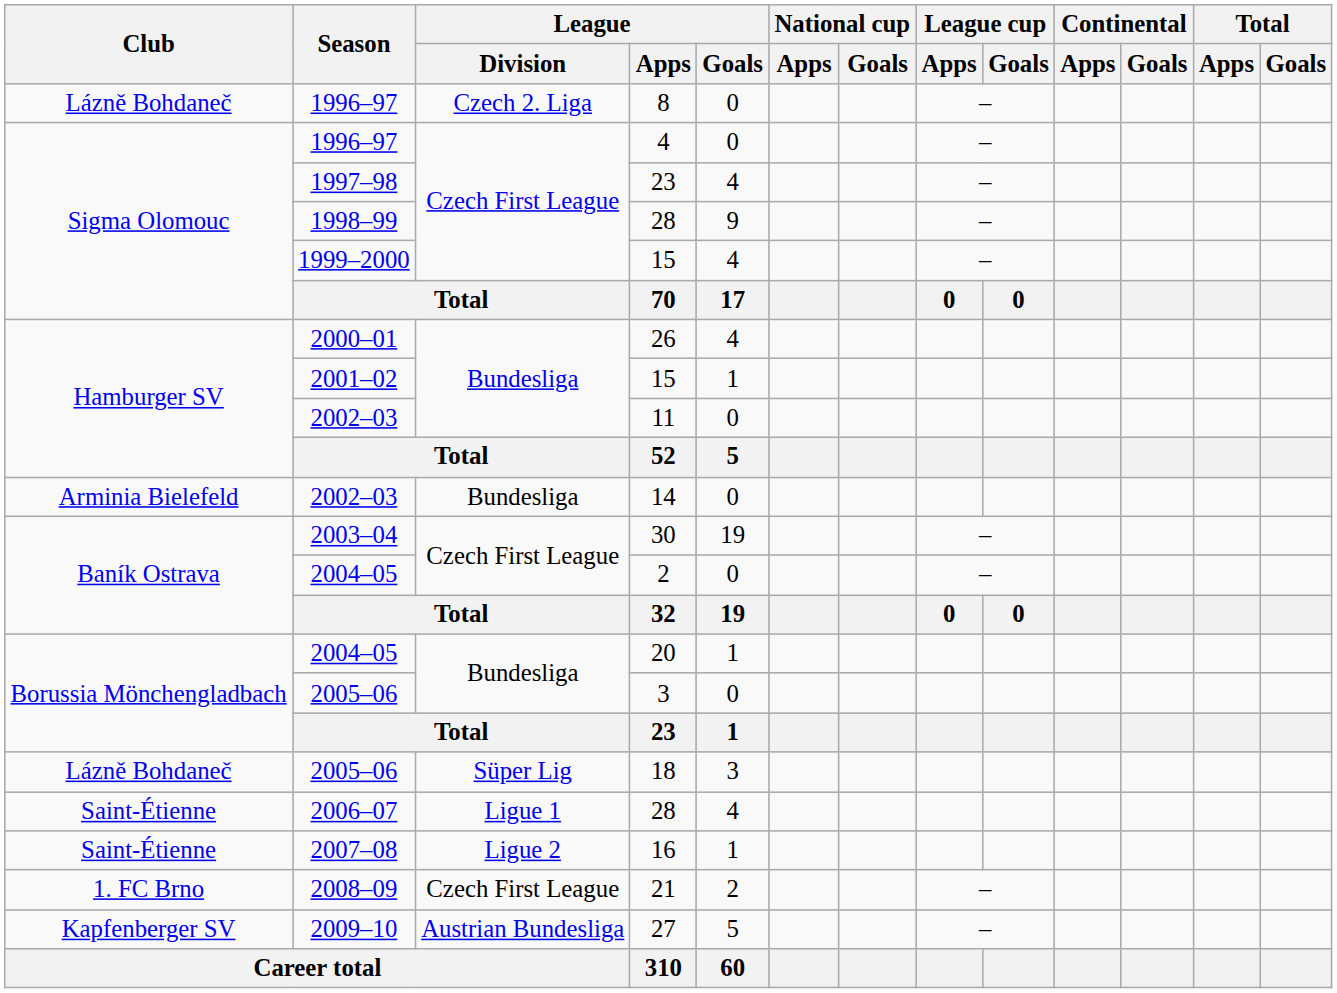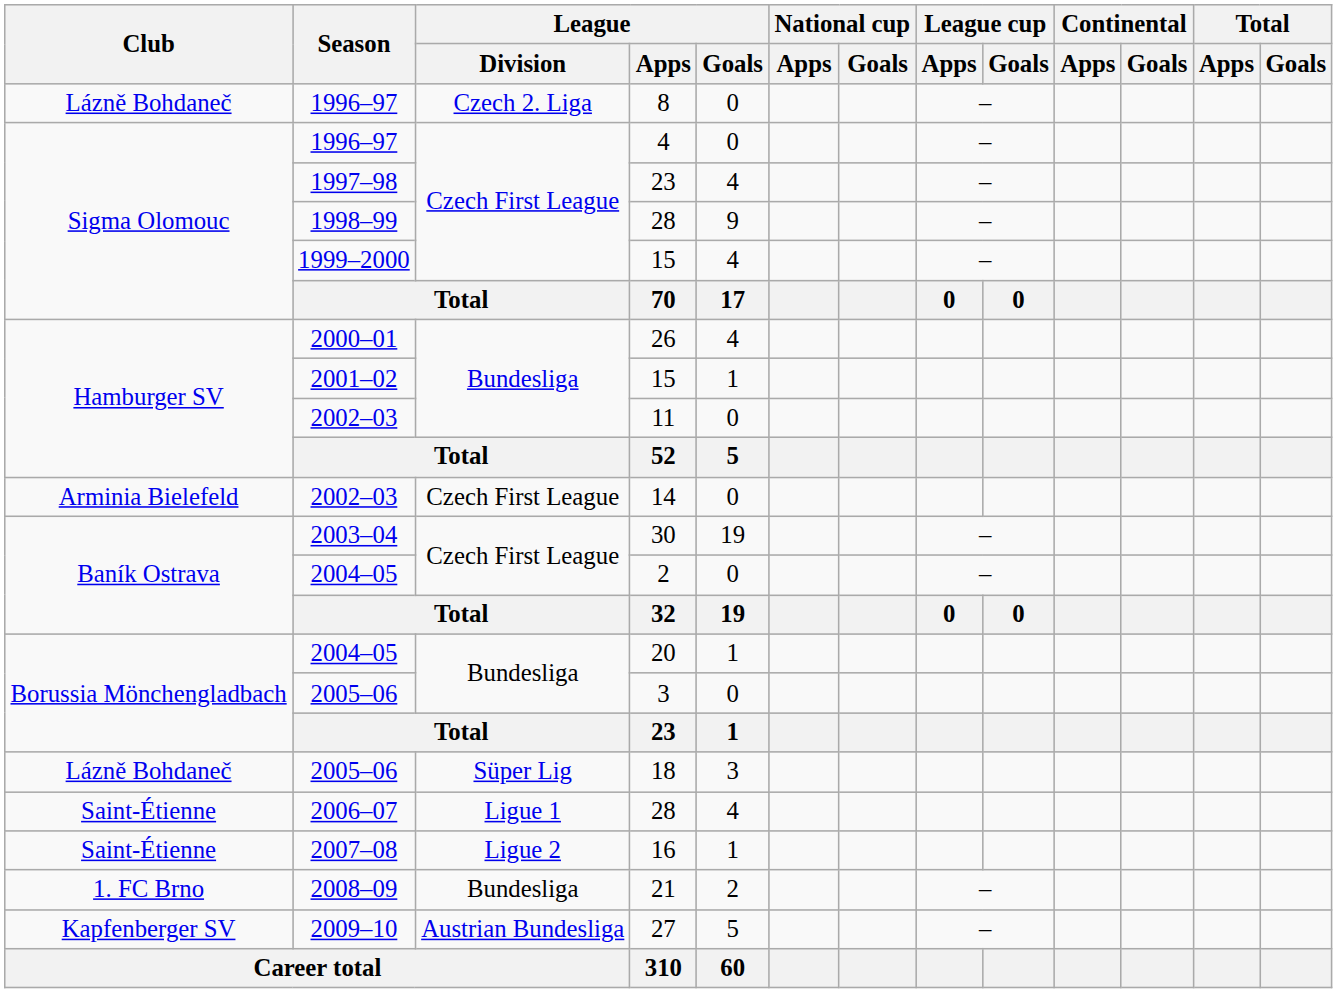(523, 496) Bundesliga -> (523, 496) Czech First League
(523, 889) Czech First League -> (523, 889) Bundesliga
